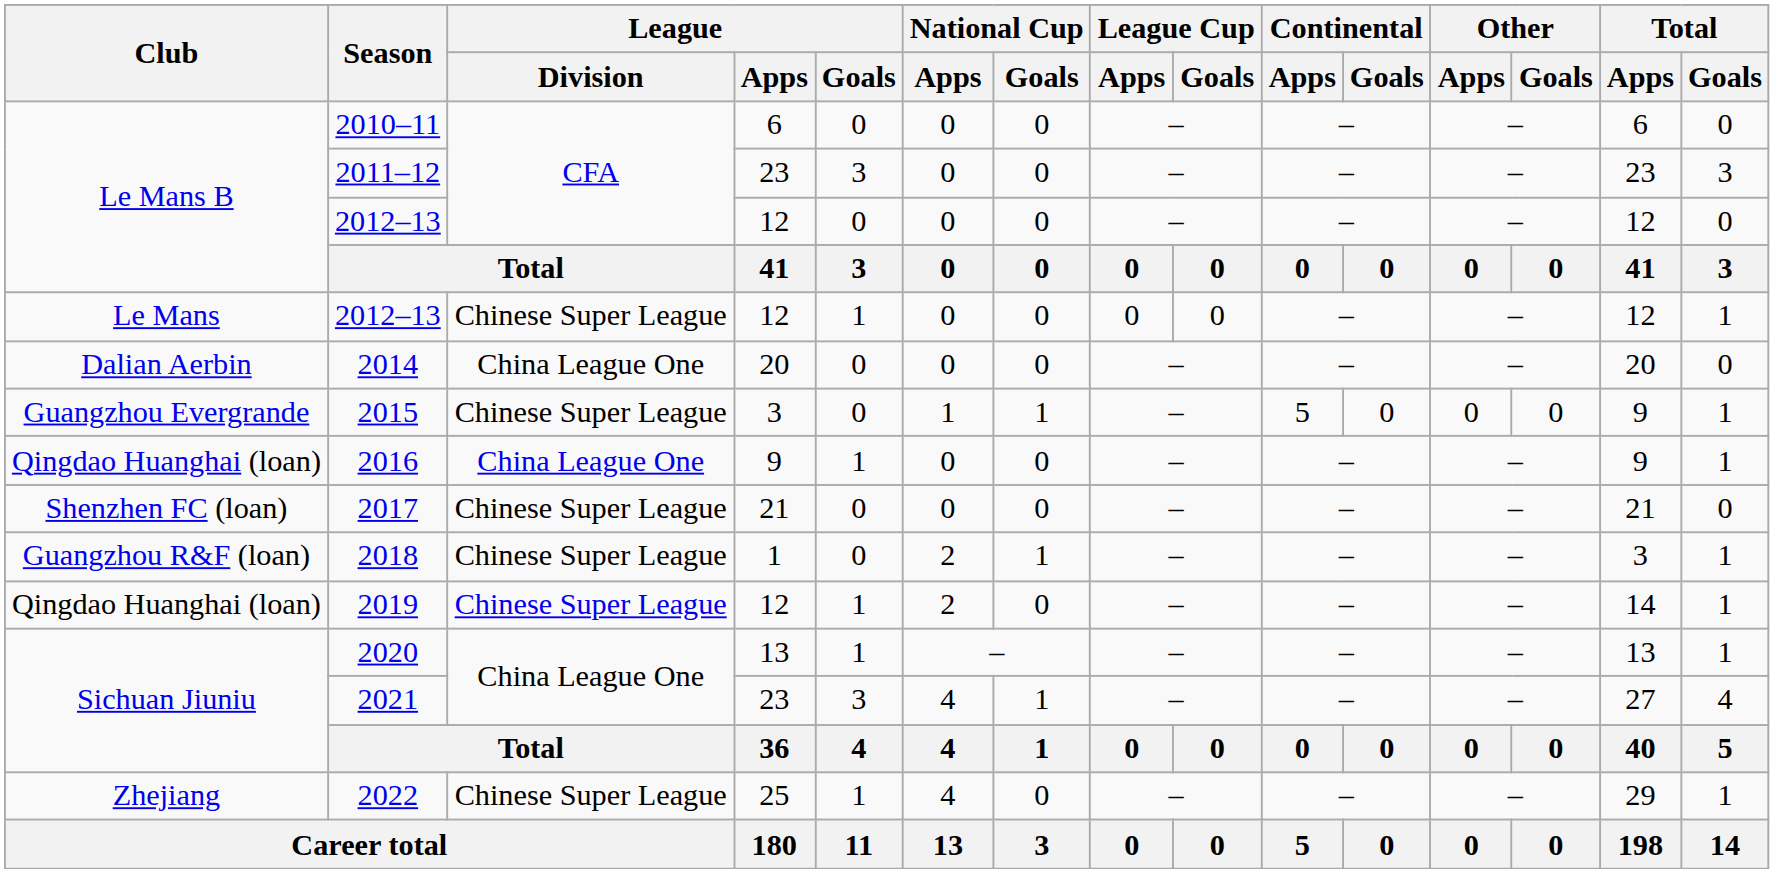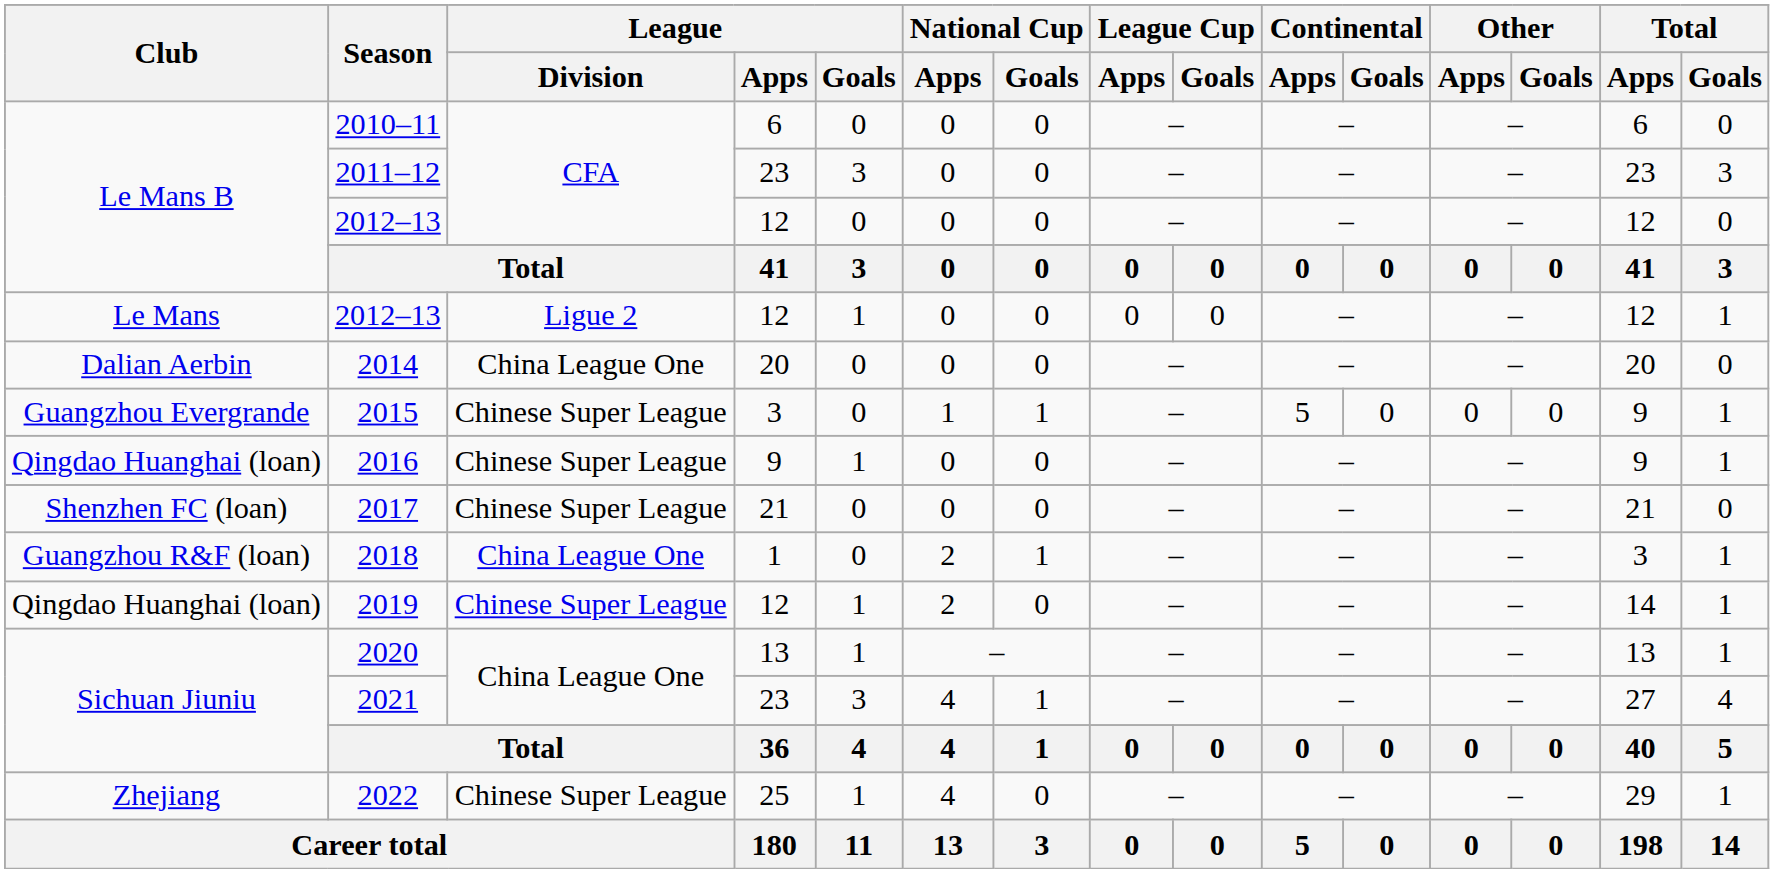(591, 316) Chinese Super League -> (591, 316) Ligue 2
(591, 460) China League One -> (591, 460) Chinese Super League
(591, 556) Chinese Super League -> (591, 556) China League One
